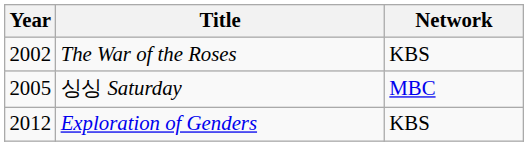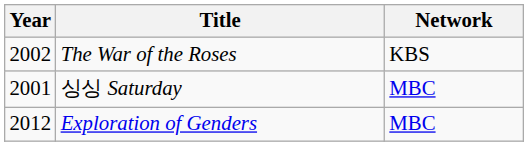(30, 88) 2005 -> (30, 88) 2001
(410, 123) KBS -> (412, 123) MBC
